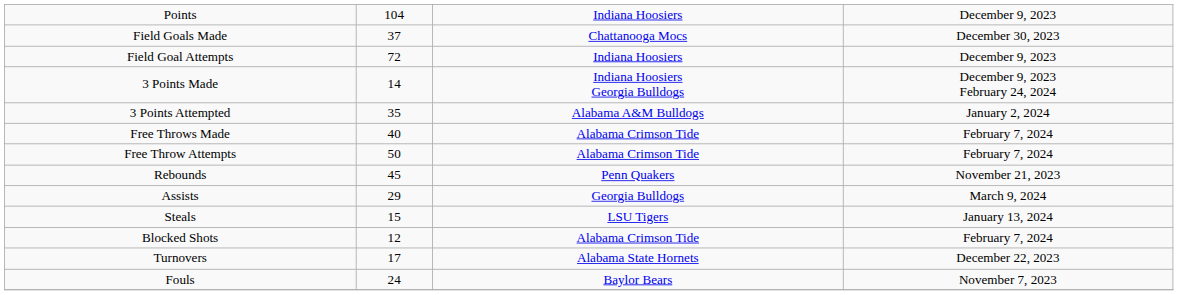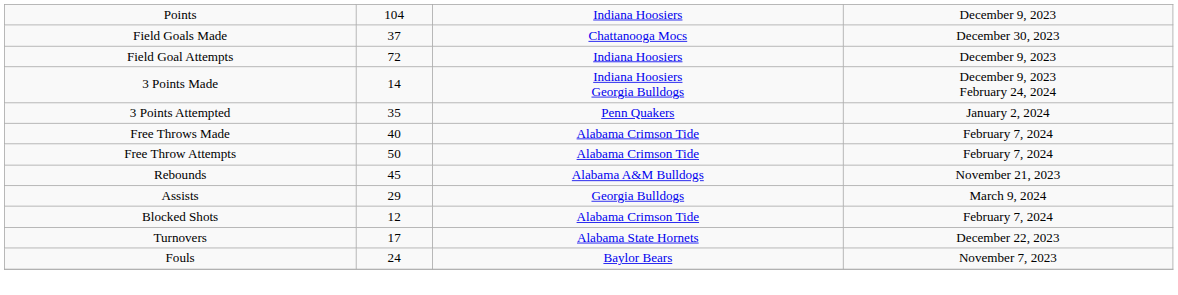(638, 112) Alabama A&M Bulldogs -> (638, 112) Penn Quakers
(638, 175) Penn Quakers -> (638, 175) Alabama A&M Bulldogs
- row: (180, 216)
